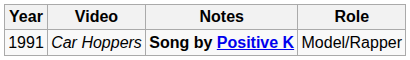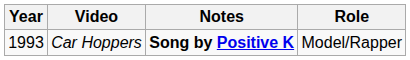(26, 42) 1991 -> (26, 42) 1993
